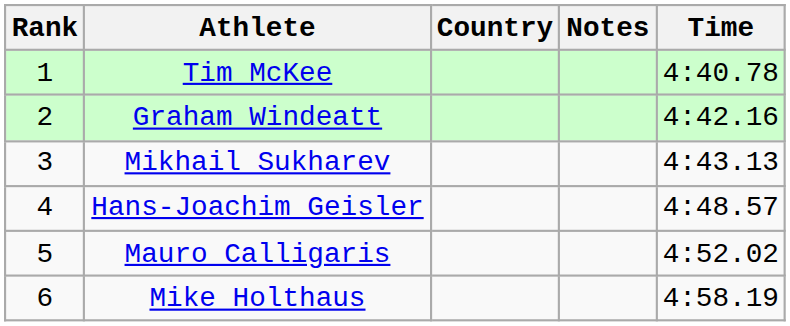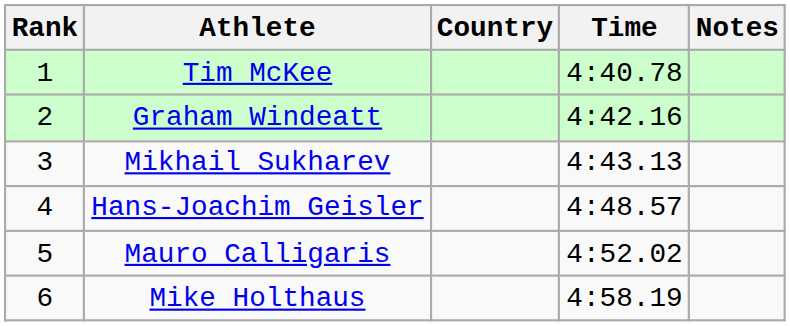columns swapped: (721, 28) <-> (608, 28)
